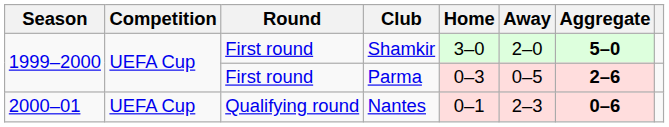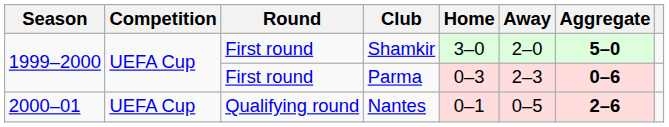(527, 77) 0–5 -> (527, 77) 2–3
(605, 77) 2–6 -> (605, 77) 0–6
(527, 106) 2–3 -> (527, 106) 0–5
(605, 106) 0–6 -> (605, 106) 2–6
